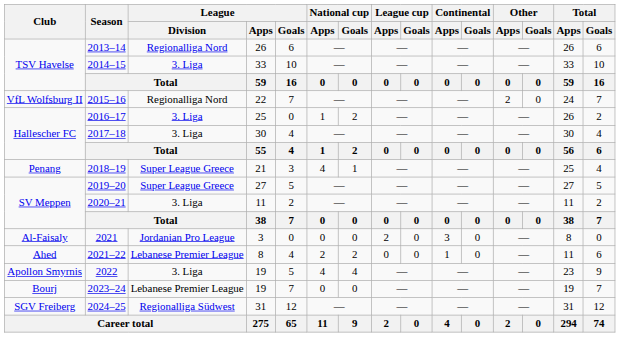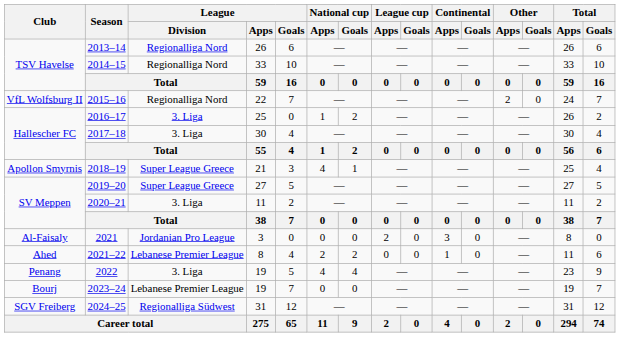(187, 64) 3. Liga -> (187, 64) Regionalliga Nord
(45, 168) Penang -> (45, 168) Apollon Smyrnis
(45, 271) Apollon Smyrnis -> (45, 271) Penang
